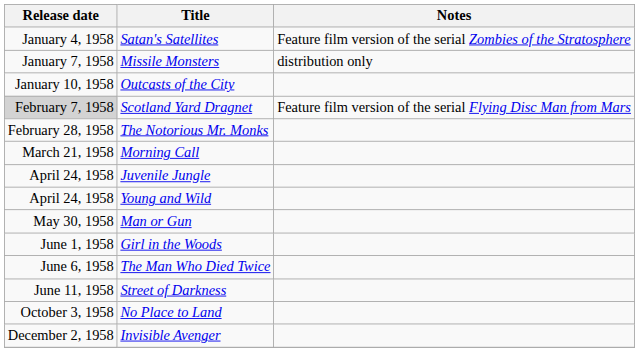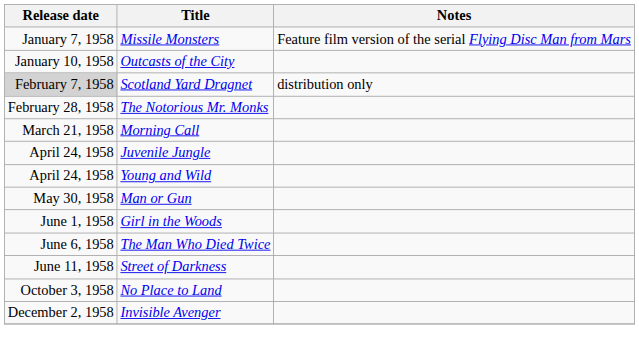- row: (169, 38)
(325, 61) distribution only -> (454, 38) Feature film version of the serial Flying Disc Man from Mars
(454, 107) Feature film version of the serial Flying Disc Man from Mars -> (325, 84) distribution only
